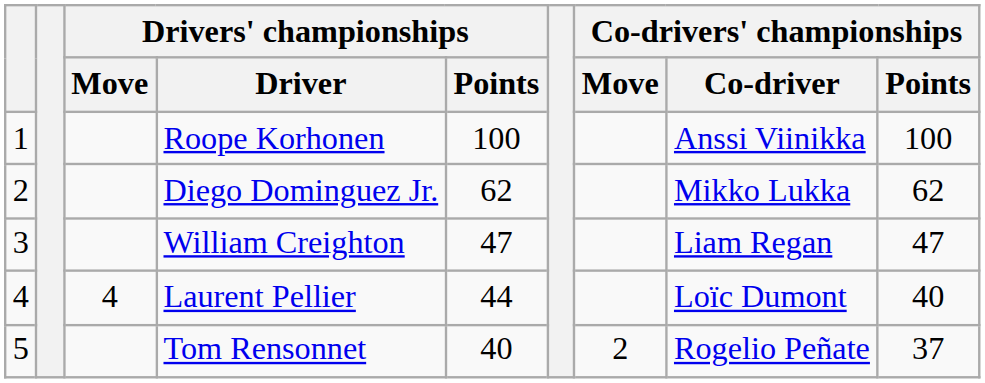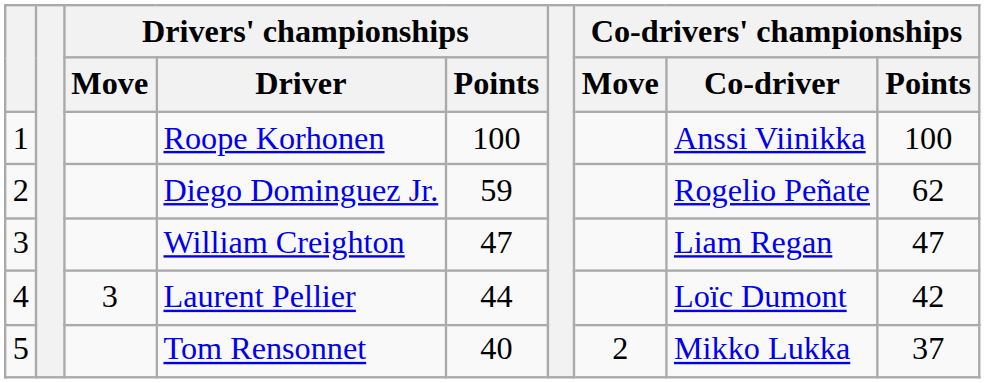(496, 190) 62 -> (496, 190) 59
(762, 190) Mikko Lukka -> (772, 190) Rogelio Peñate
(110, 296) 4 -> (110, 296) 3
(928, 296) 40 -> (928, 296) 42
(772, 349) Rogelio Peñate -> (762, 349) Mikko Lukka
